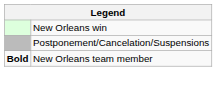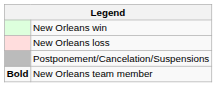+ row: (71, 43)
